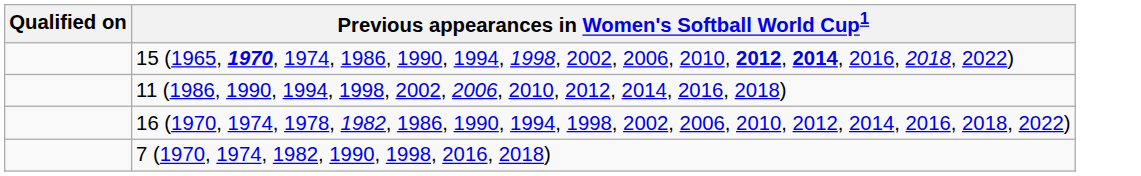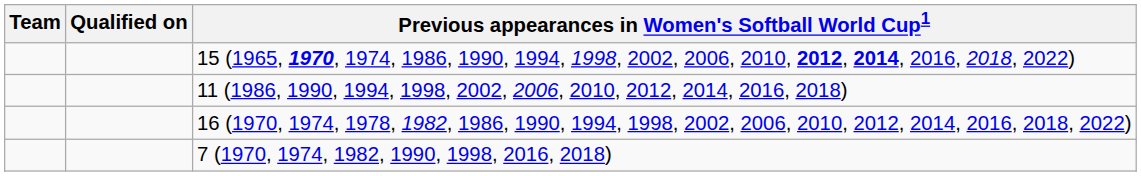+ column: (35, 23)
